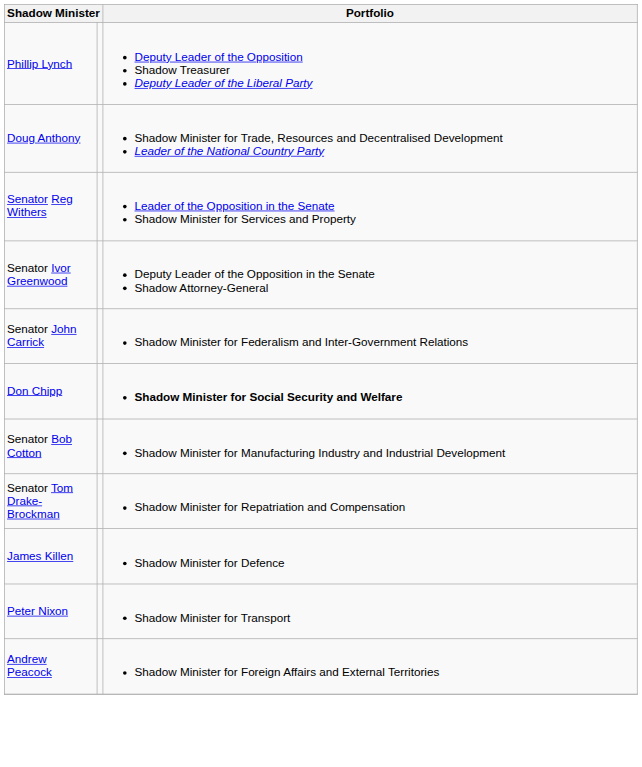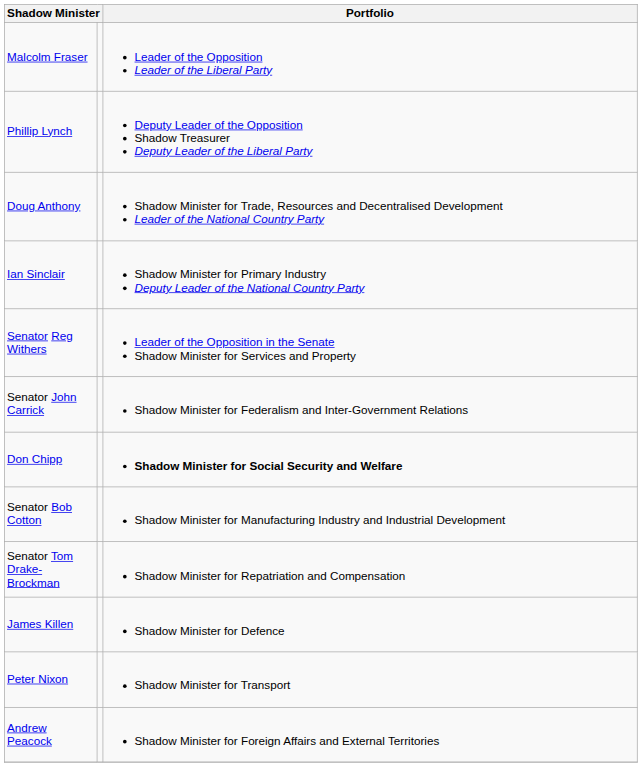+ row: (47, 57)
+ row: (36, 274)
- row: (39, 274)
